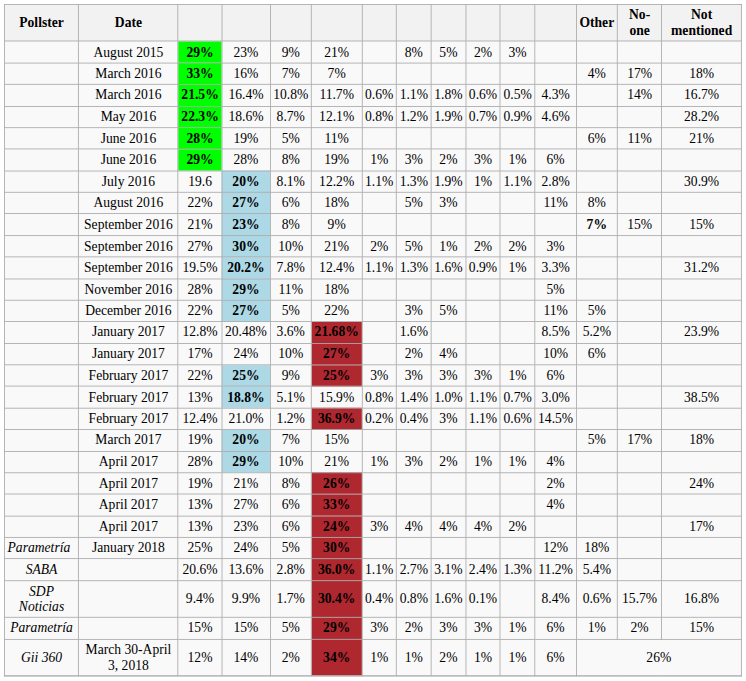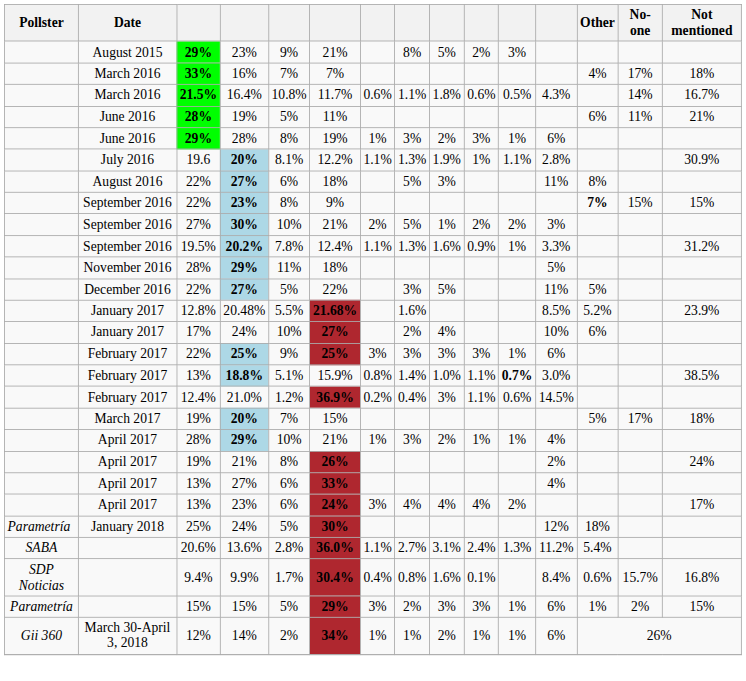- row: (128, 116)
(200, 224) 21% -> (198, 203) 22%
(291, 332) 3.6% -> (289, 310) 5.5%
(518, 397) normal -> (517, 375) bold
